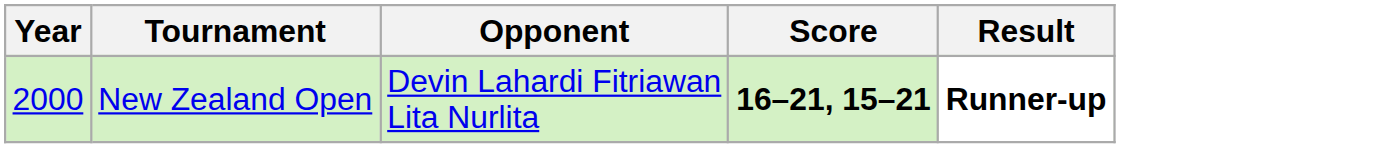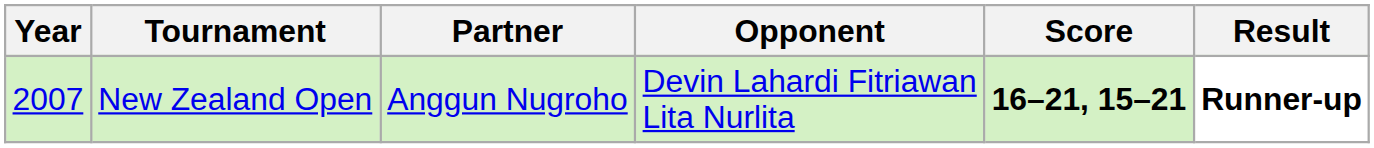+ column: (507, 31)
(48, 99) 2000 -> (48, 99) 2007
